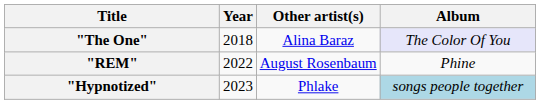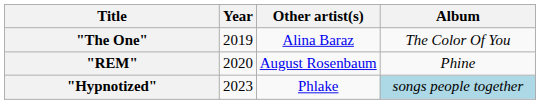(238, 39) 2018 -> (238, 39) 2019
(458, 39) lavender background -> (458, 39) no background
(238, 63) 2022 -> (238, 63) 2020
